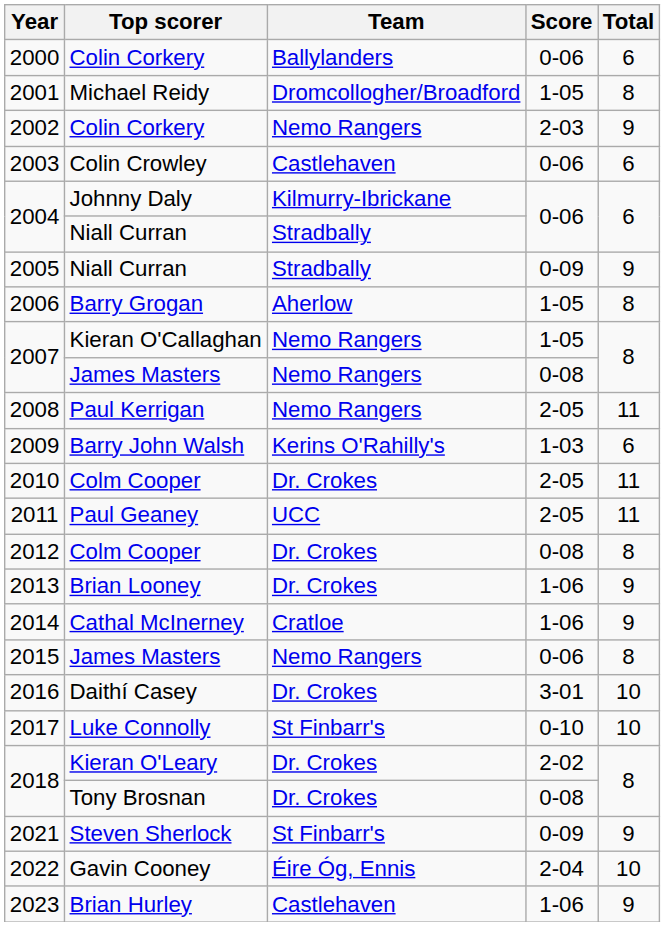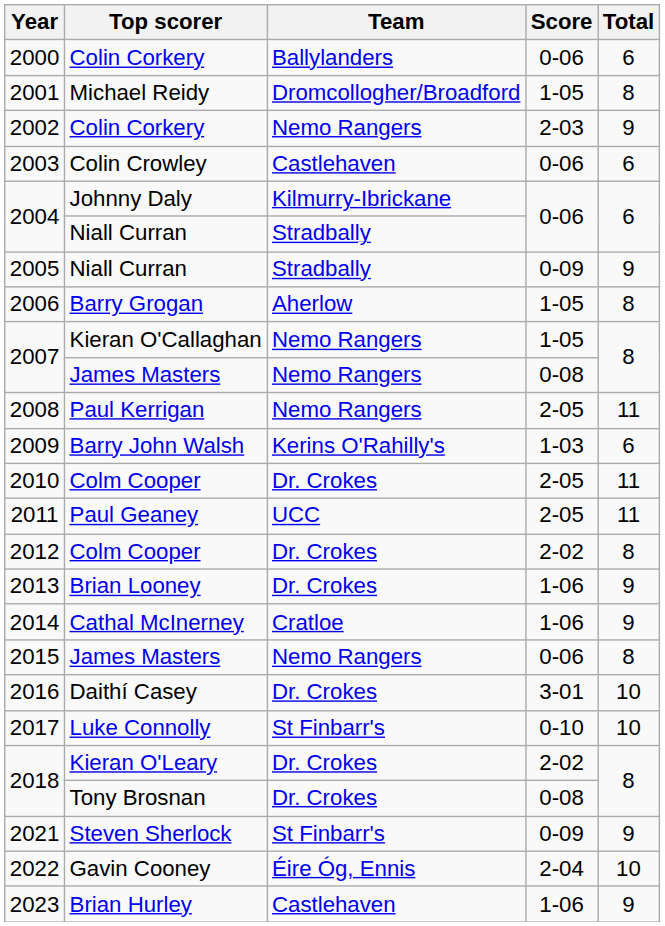(562, 551) 0-08 -> (562, 551) 2-02
